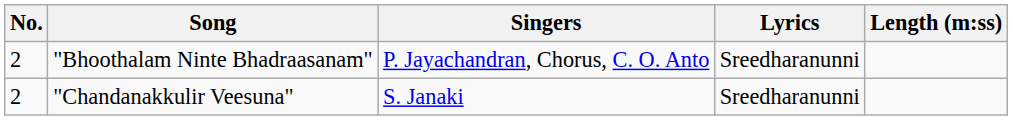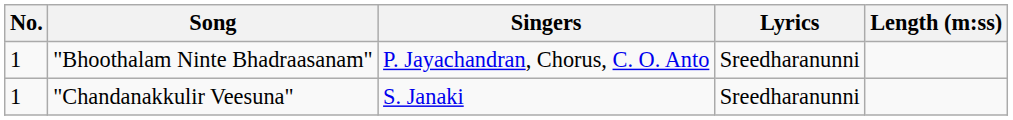(16, 59) 2 -> (16, 59) 1
(16, 96) 2 -> (16, 96) 1
